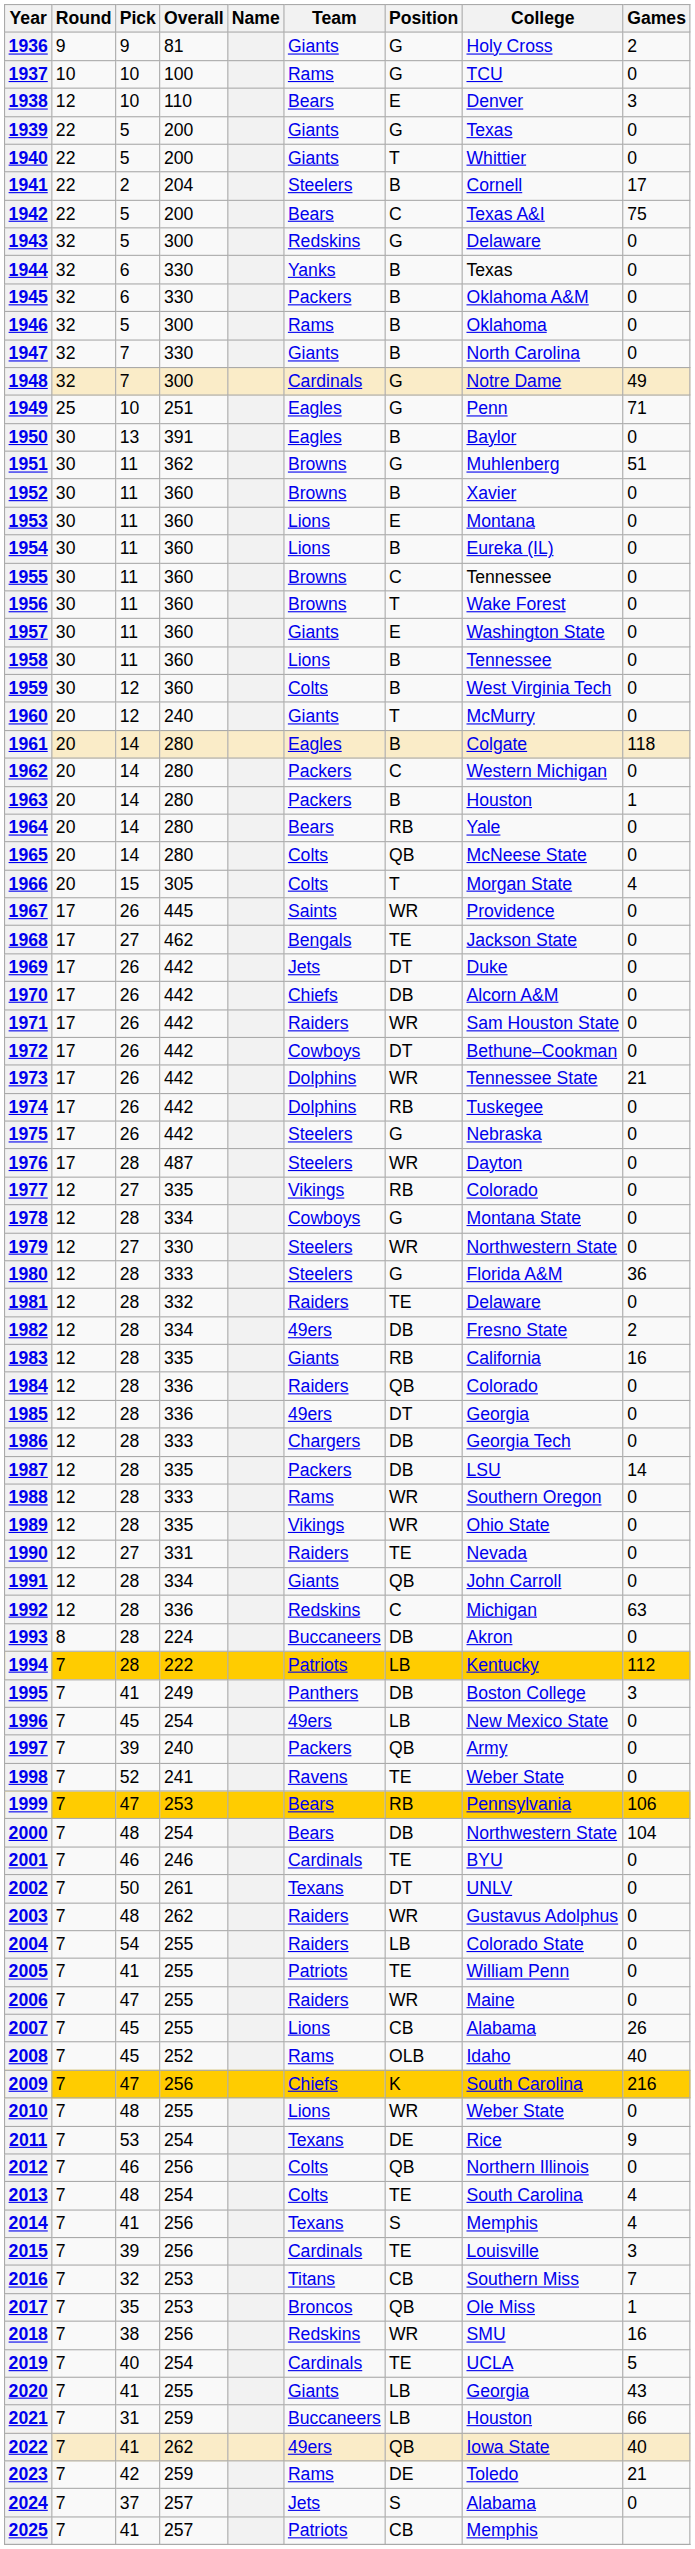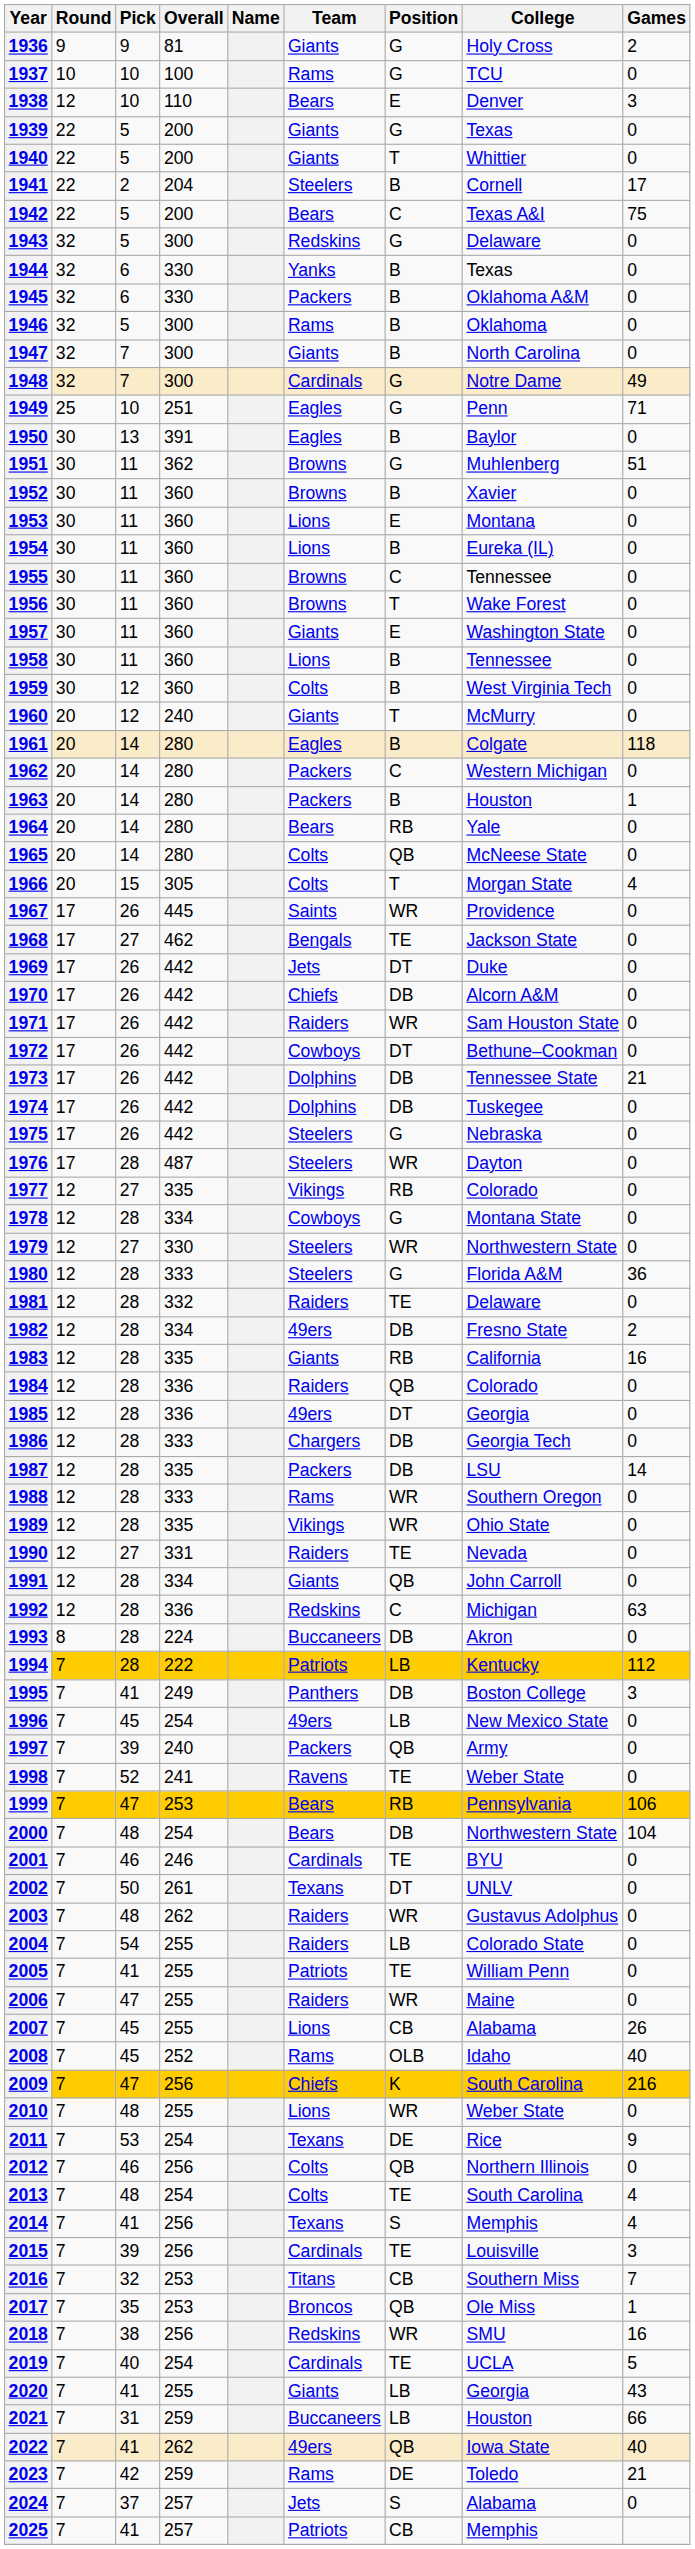(179, 353) 330 -> (179, 353) 300
(404, 1079) WR -> (401, 1079) DB
(401, 1107) RB -> (401, 1107) DB
